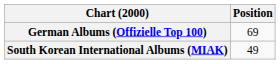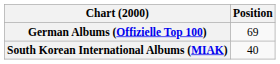(253, 50) 49 -> (253, 50) 40
